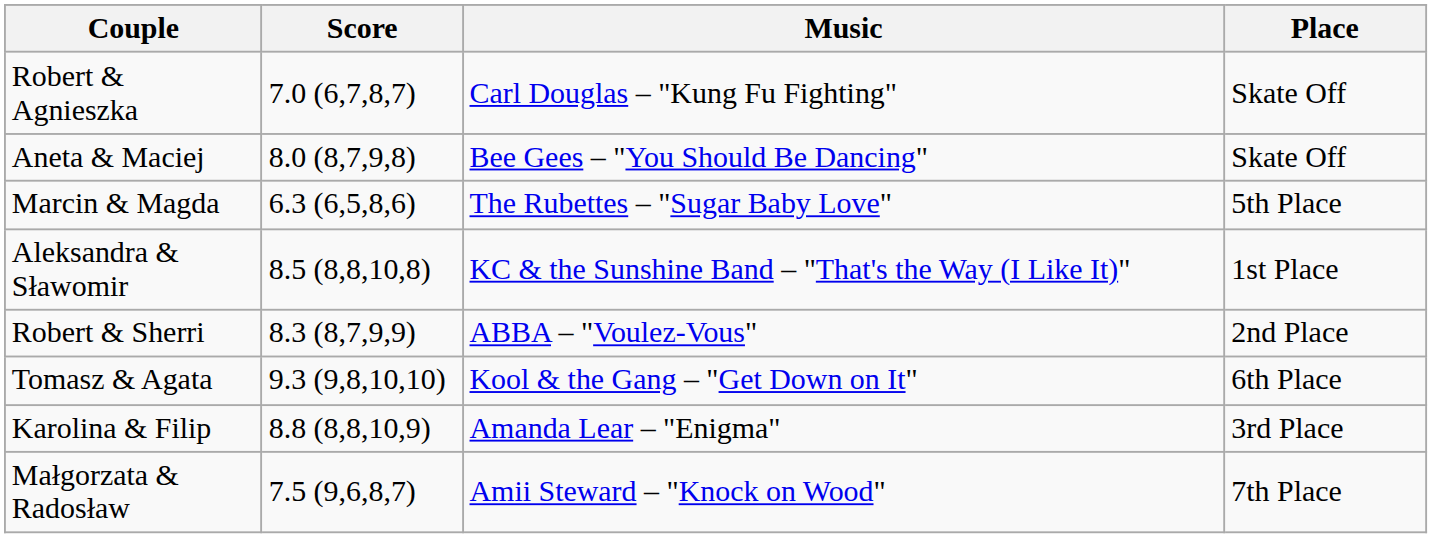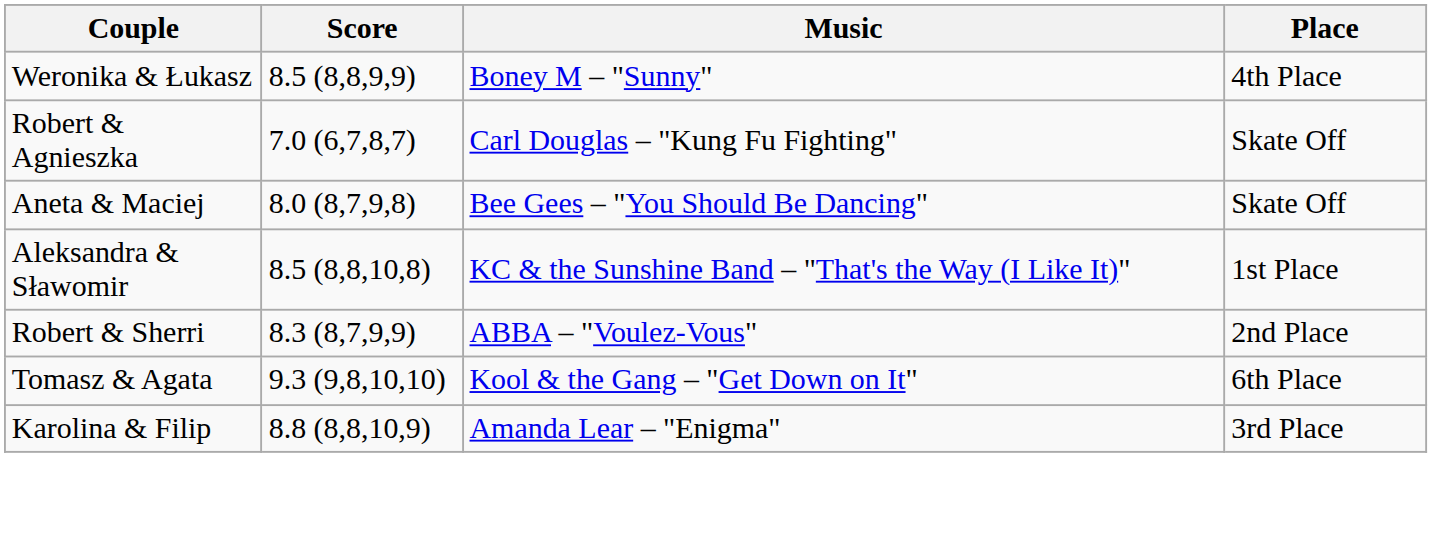+ row: (132, 75)
- row: (116, 204)
- row: (95, 491)
